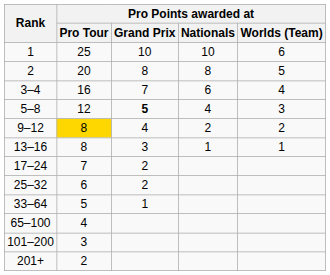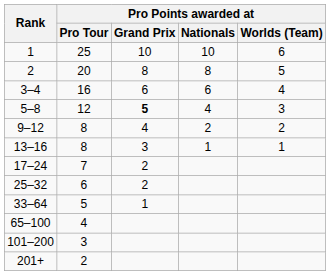(145, 90) 7 -> (145, 90) 6
(84, 128) gold background -> (84, 128) no background
